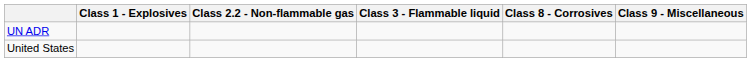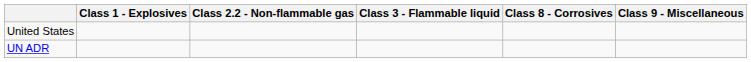rows swapped: (28, 31) <-> (41, 48)
